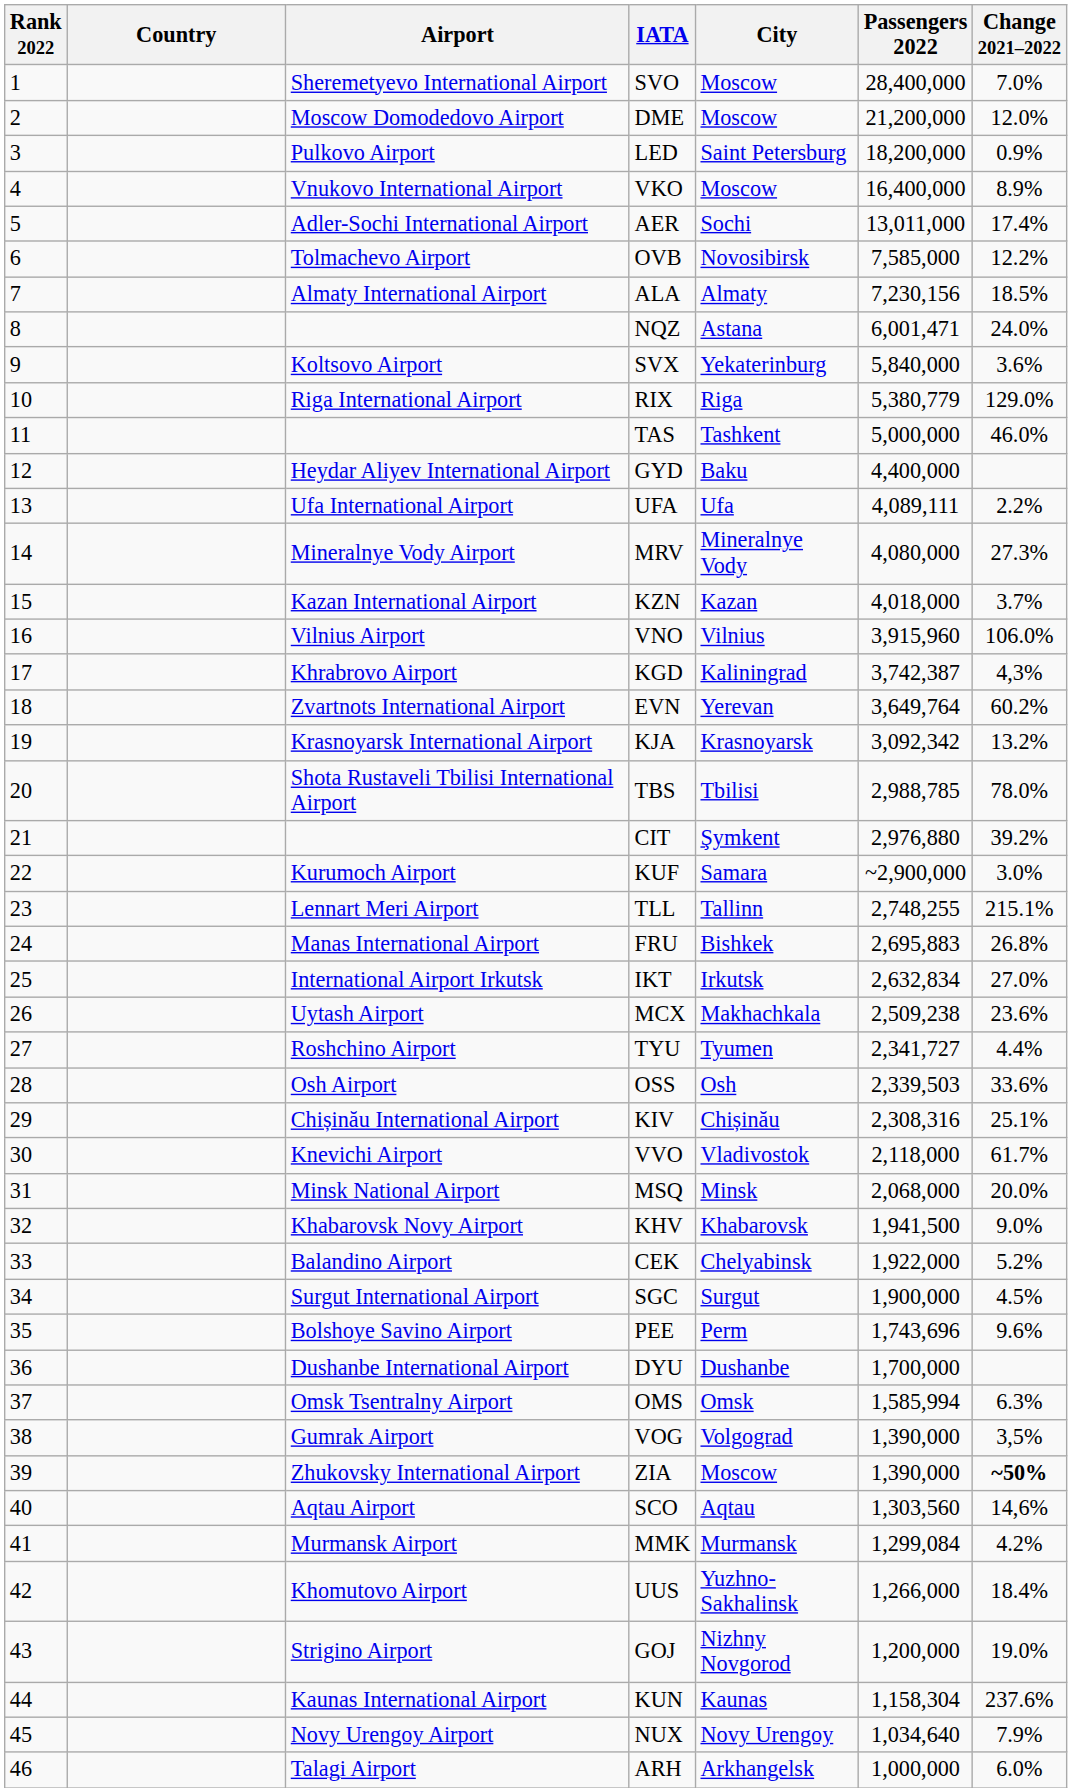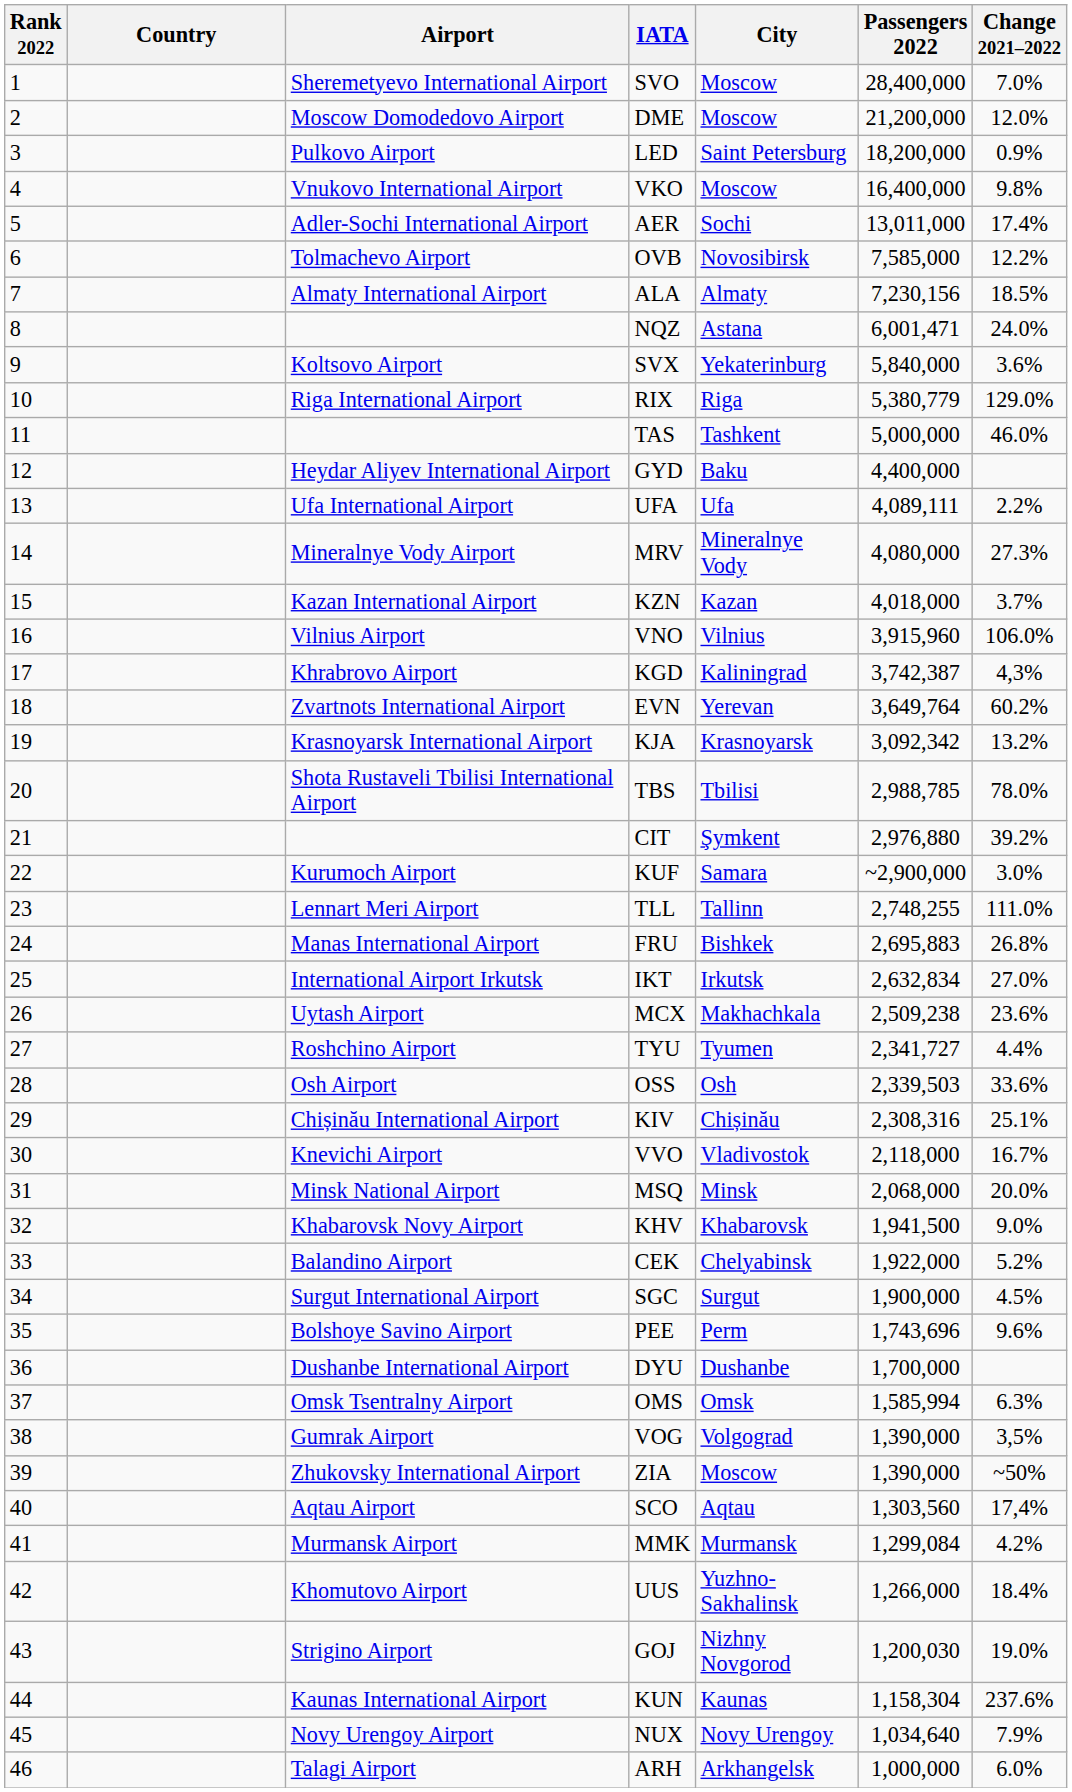(1019, 188) 8.9% -> (1019, 188) 9.8%
(1019, 908) 215.1% -> (1019, 908) 111.0%
(1019, 1155) 61.7% -> (1019, 1155) 16.7%
(1019, 1472) bold -> (1019, 1472) normal
(1019, 1508) 14,6% -> (1019, 1508) 17,4%
(916, 1651) 1,200,000 -> (916, 1651) 1,200,030
